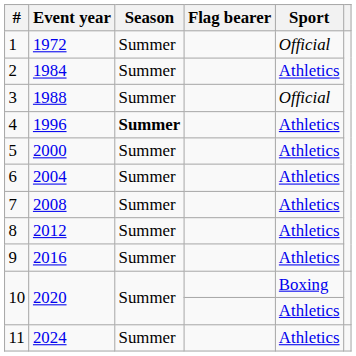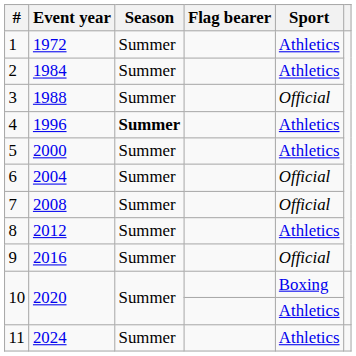(305, 44) Official -> (309, 44) Athletics
(309, 177) Athletics -> (305, 177) Official
(309, 204) Athletics -> (305, 204) Official
(309, 257) Athletics -> (305, 257) Official
